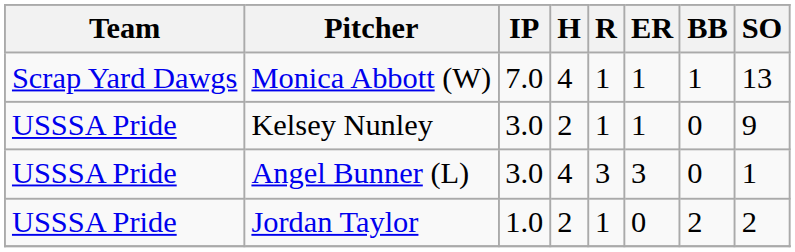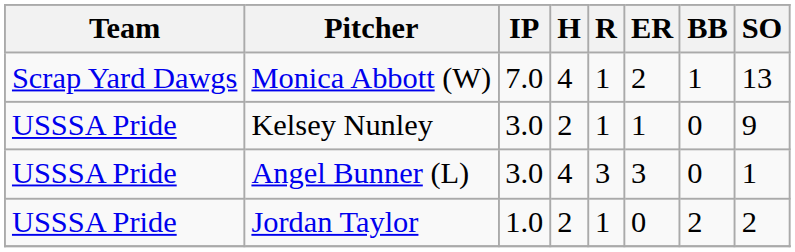(638, 76) 1 -> (638, 76) 2
